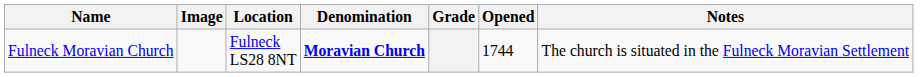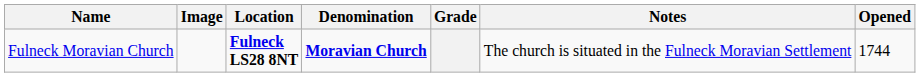columns swapped: (508, 16) <-> (725, 16)
(263, 50) normal -> (264, 50) bold
